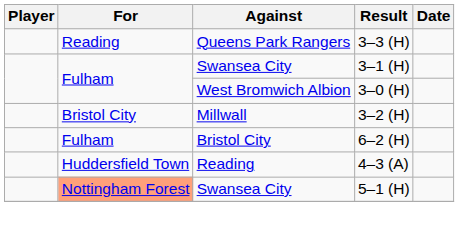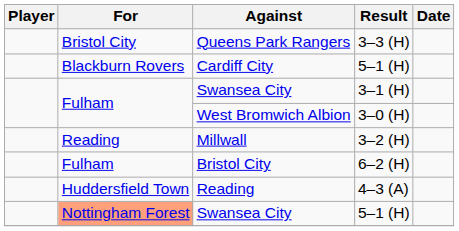(91, 41) Reading -> (99, 41) Bristol City
+ row: (235, 66)
(99, 115) Bristol City -> (91, 139) Reading
